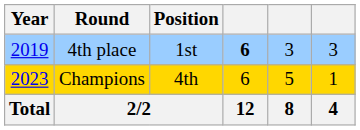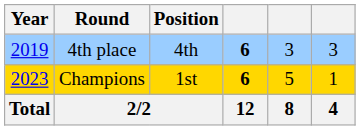(186, 49) 1st -> (186, 49) 4th
(186, 79) 4th -> (186, 79) 1st
(245, 79) normal -> (245, 79) bold
